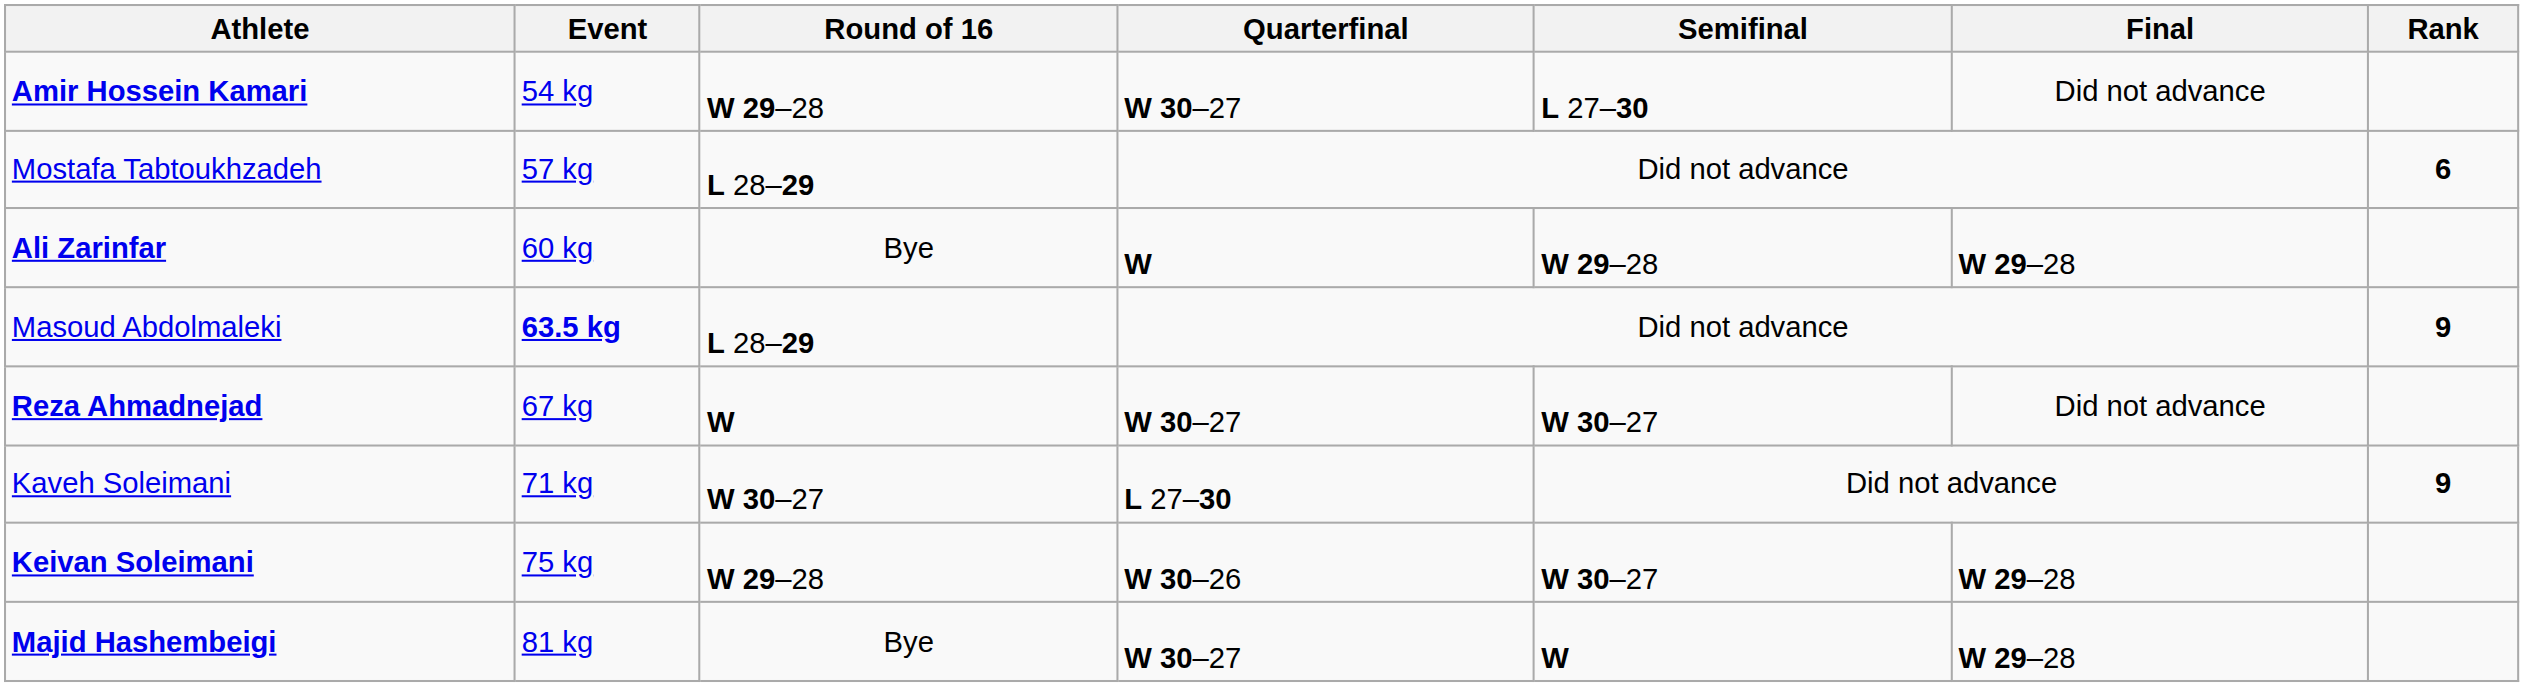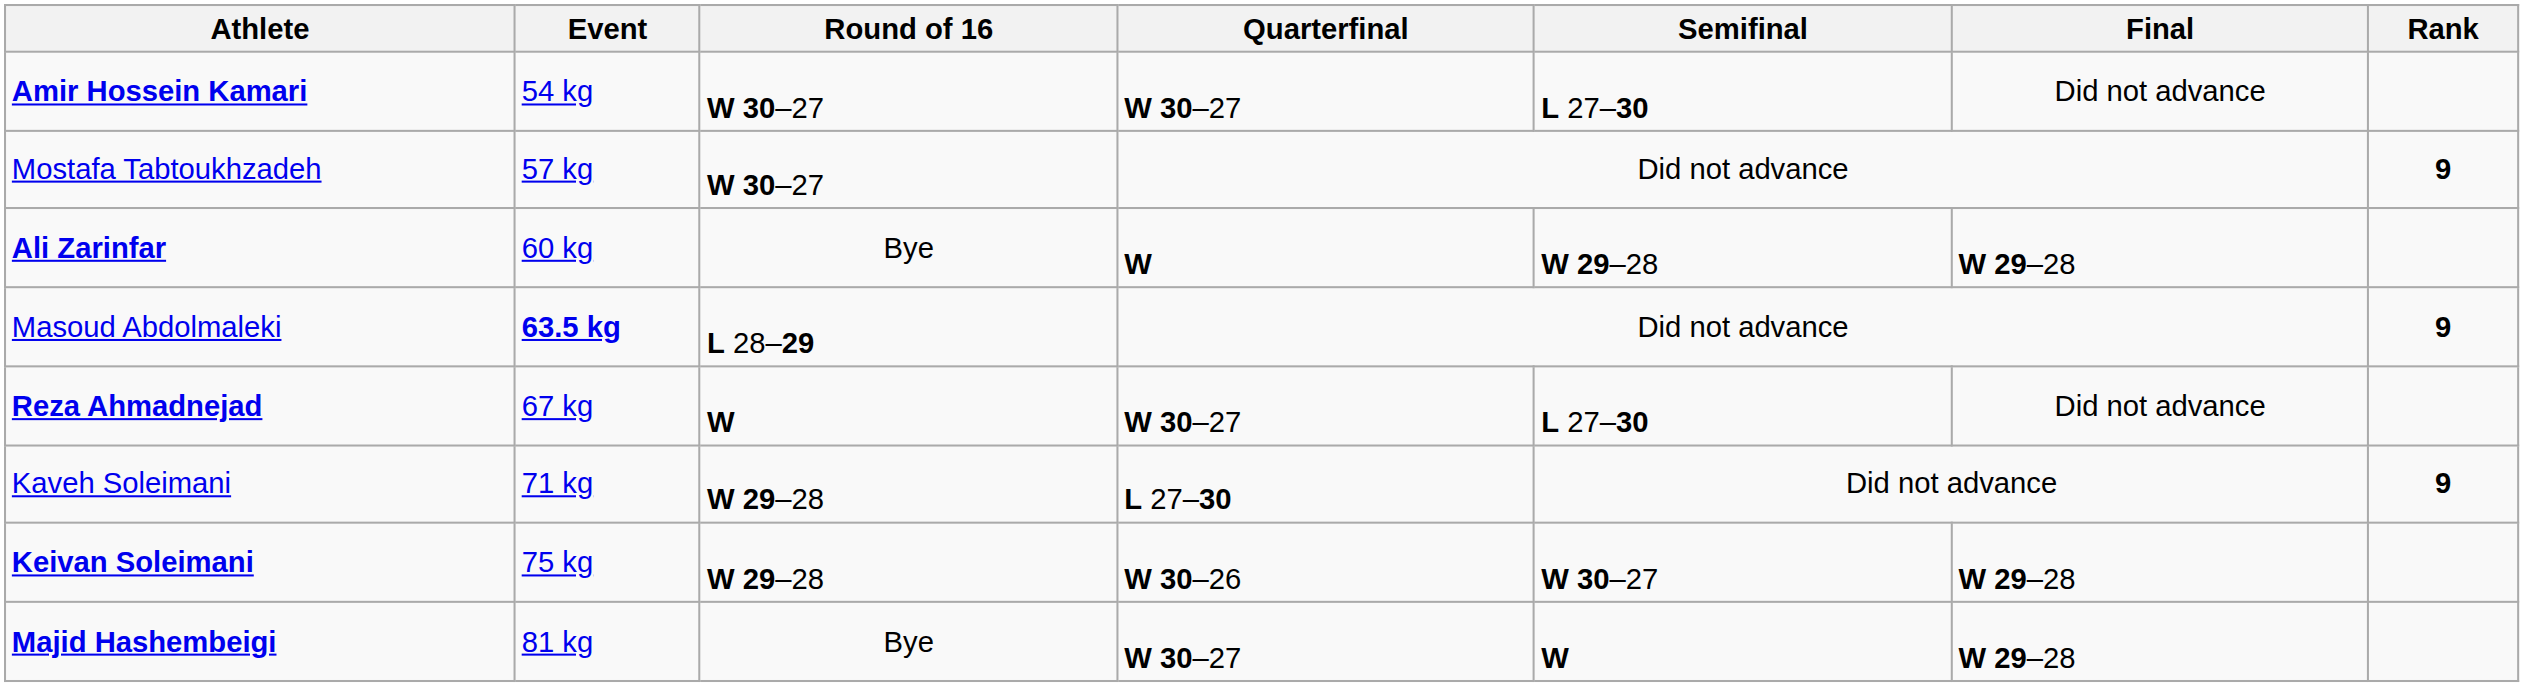(766, 107) W 29–28 -> (766, 107) W 30–27
(761, 186) L 28–29 -> (766, 186) W 30–27
(2443, 170) 6 -> (2443, 170) 9
(1600, 422) W 30–27 -> (1595, 422) L 27–30
(766, 500) W 30–27 -> (766, 500) W 29–28
